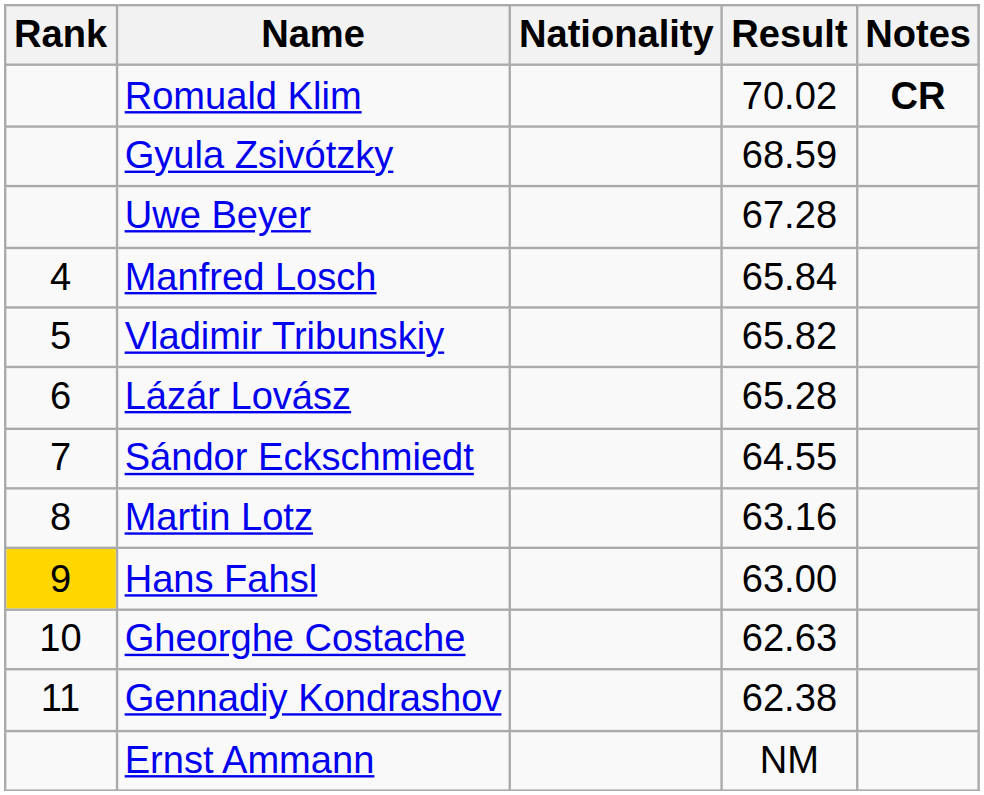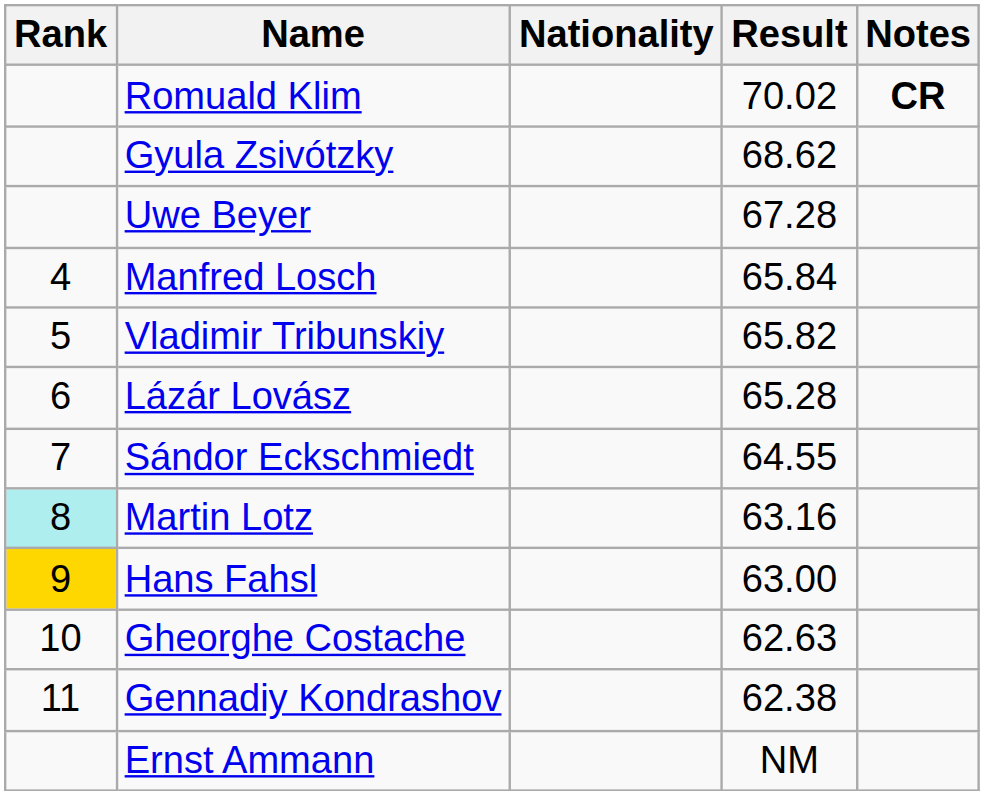(789, 155) 68.59 -> (789, 155) 68.62
(61, 517) no background -> (61, 517) paleturquoise background
